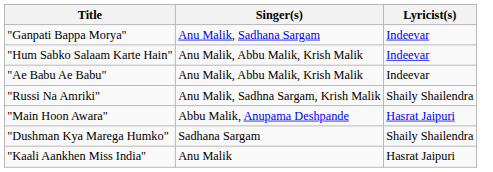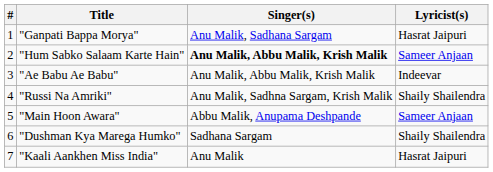+ column: (10, 14)
(408, 35) Indeevar -> (432, 35) Hasrat Jaipuri
(271, 55) normal -> (289, 55) bold
(408, 55) Indeevar -> (436, 55) Sameer Anjaan
(421, 116) Hasrat Jaipuri -> (436, 116) Sameer Anjaan
